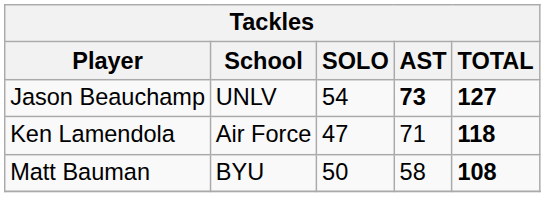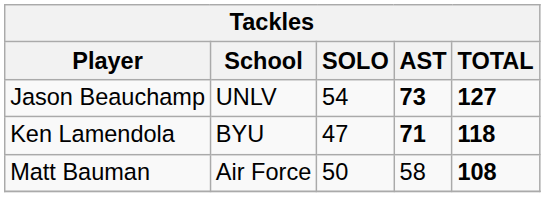(264, 135) Air Force -> (240, 135) BYU
(413, 135) normal -> (413, 135) bold
(240, 172) BYU -> (264, 172) Air Force
